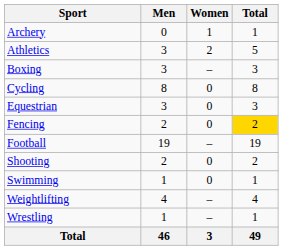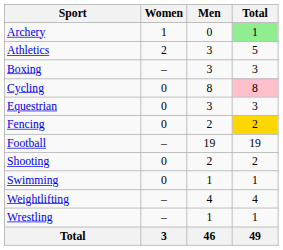columns swapped: (164, 13) <-> (209, 13)
(255, 32) no background -> (255, 32) lightgreen background
(255, 87) no background -> (255, 87) pink background
